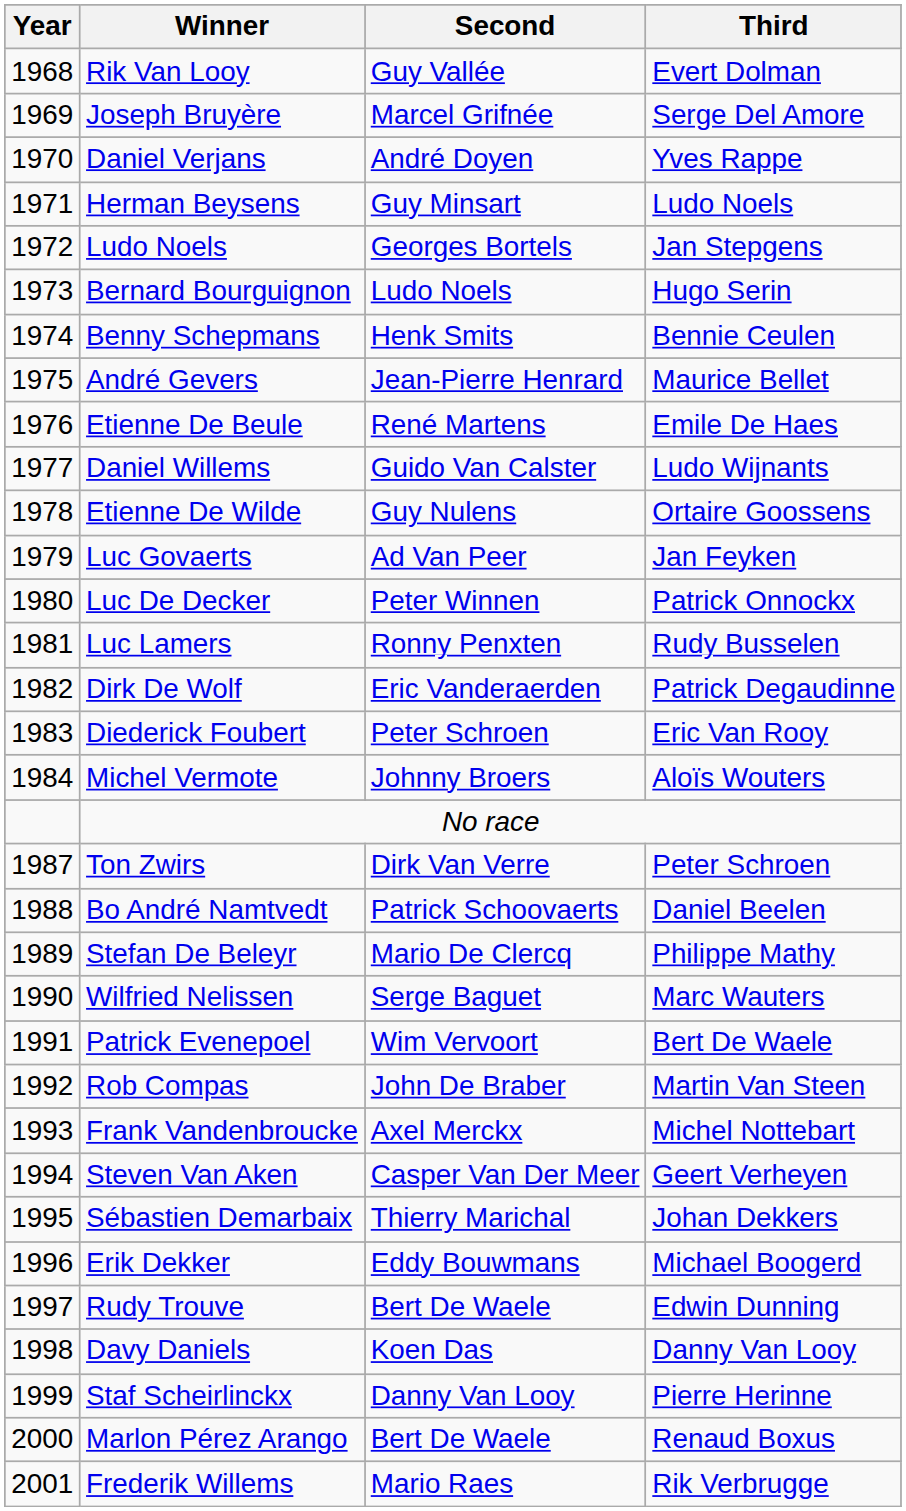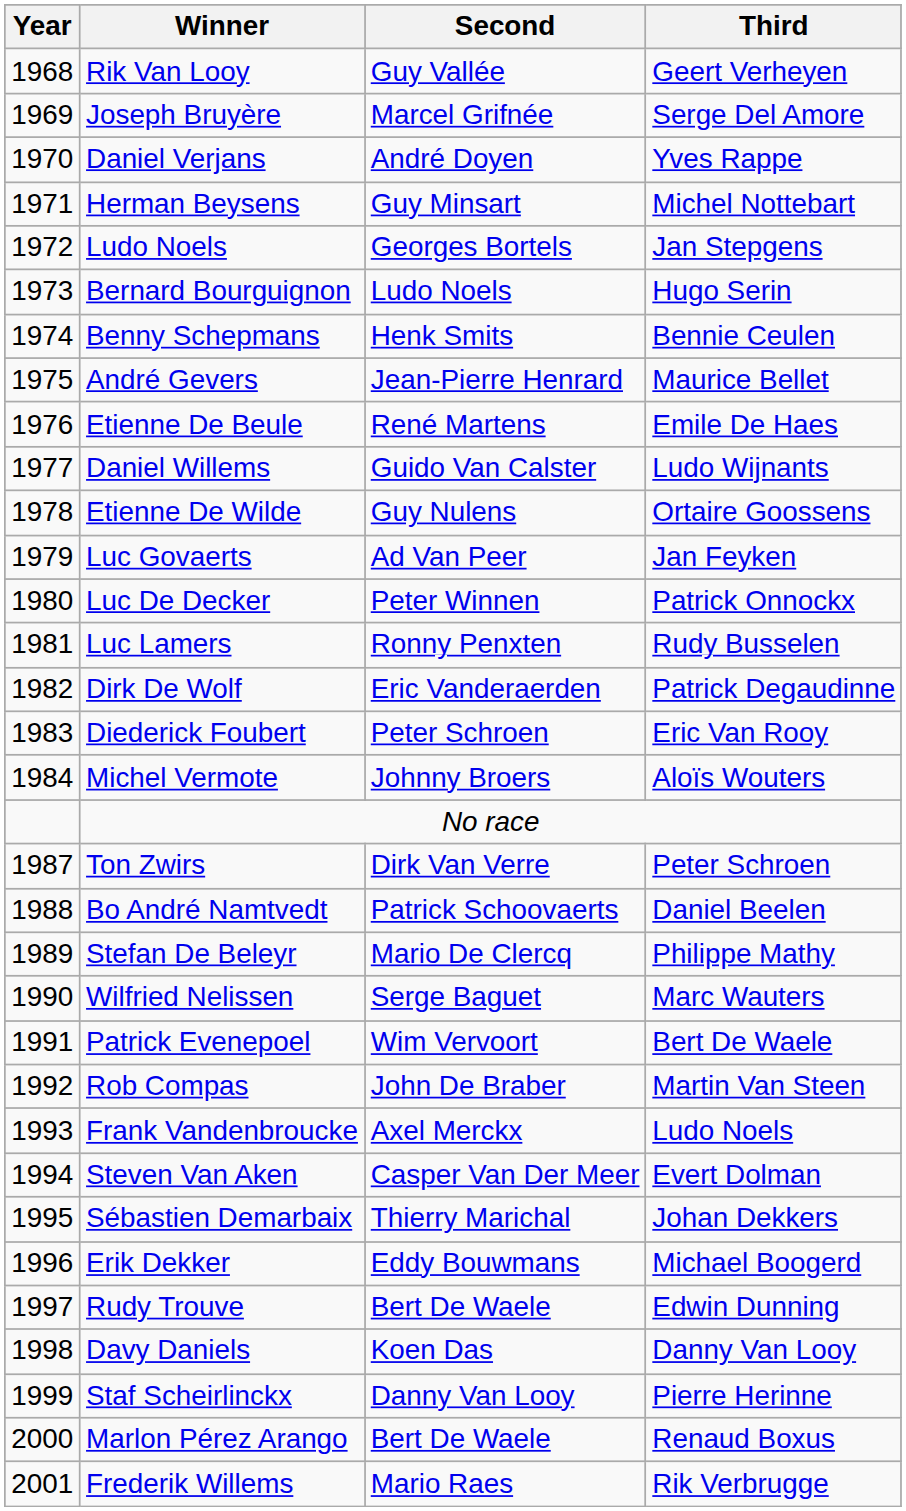(737, 70) Evert Dolman -> (750, 70) Geert Verheyen
(723, 203) Ludo Noels -> (754, 203) Michel Nottebart
(754, 1130) Michel Nottebart -> (723, 1130) Ludo Noels
(750, 1174) Geert Verheyen -> (737, 1174) Evert Dolman
